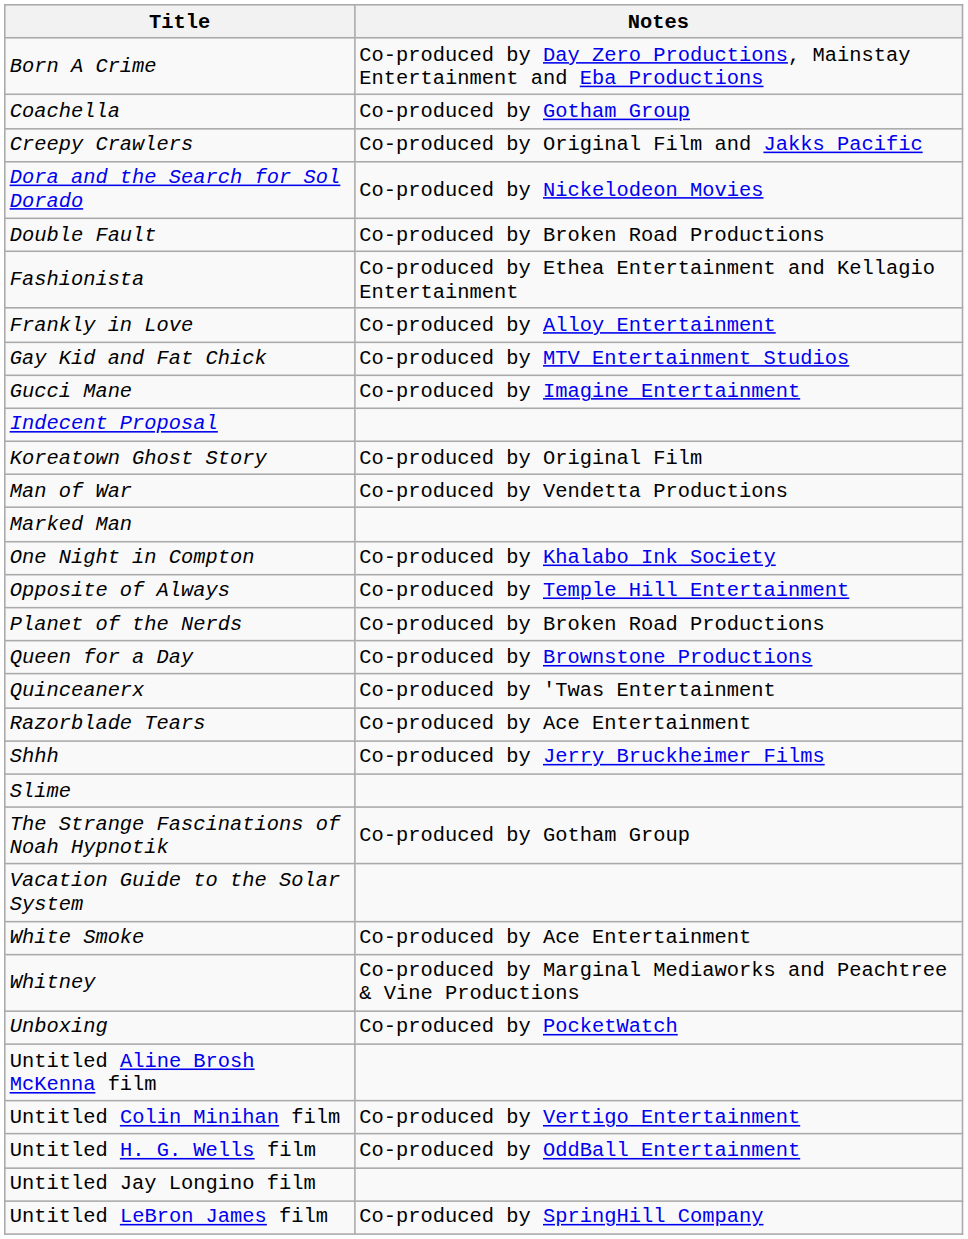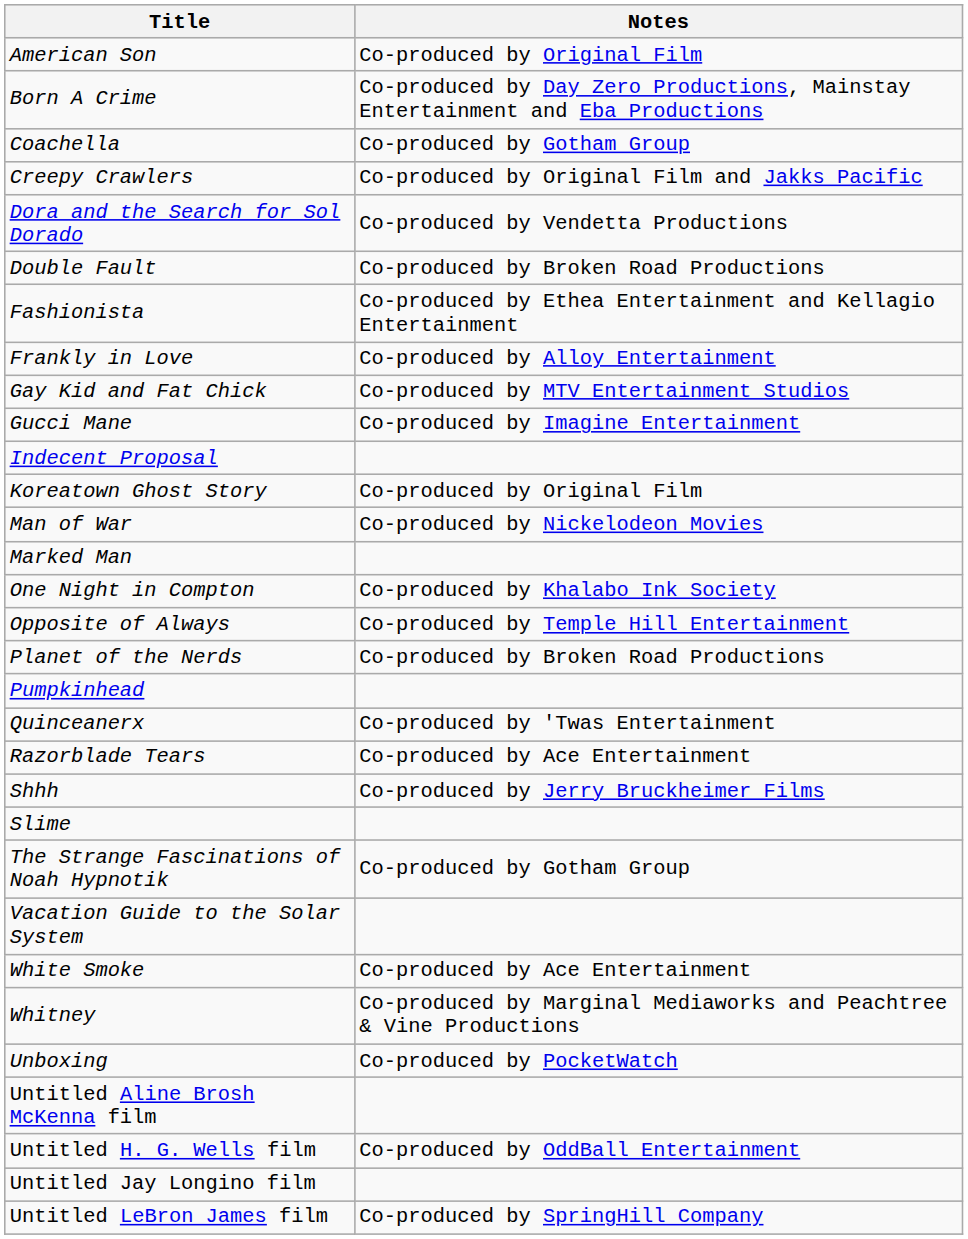+ row: (83, 55)
(561, 190) Co-produced by Nickelodeon Movies -> (574, 223) Co-produced by Vendetta Productions
(574, 491) Co-produced by Vendetta Productions -> (561, 525) Co-produced by Nickelodeon Movies
+ row: (77, 691)
- row: (102, 658)
- row: (175, 1118)
